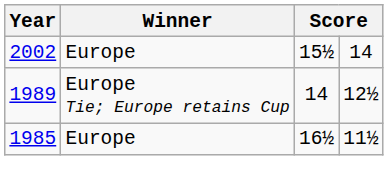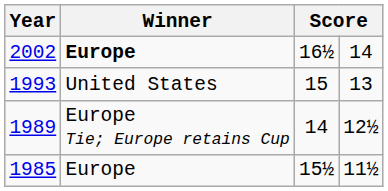(101, 52) normal -> (101, 52) bold
(317, 52) 15½ -> (317, 52) 16½
+ row: (33, 84)
(317, 138) 16½ -> (317, 170) 15½
